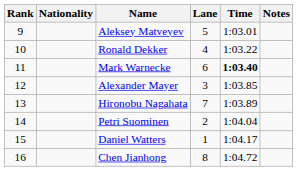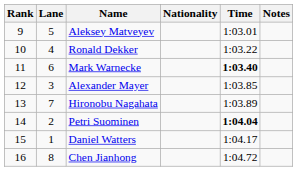columns swapped: (205, 13) <-> (66, 13)
(240, 121) normal -> (240, 121) bold
